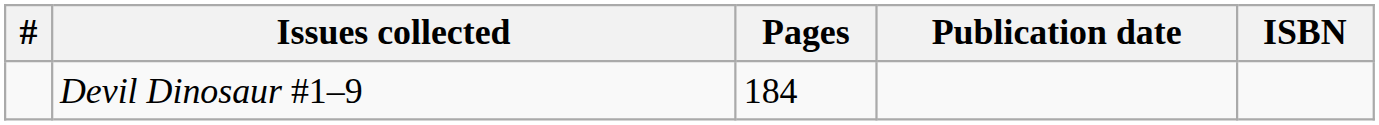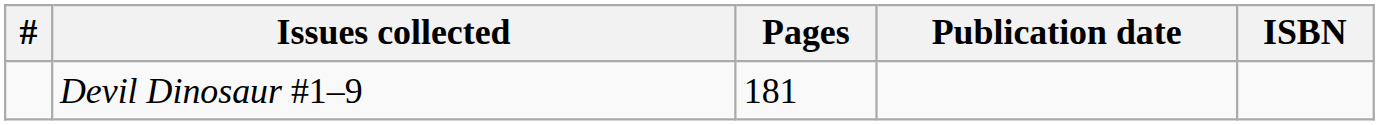(771, 89) 184 -> (771, 89) 181
